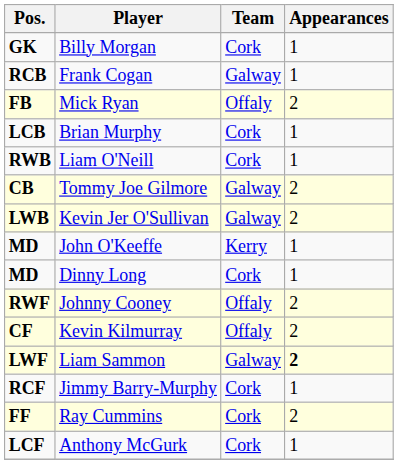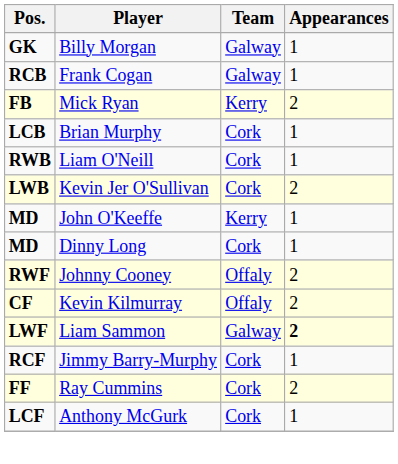(243, 47) Cork -> (253, 47) Galway
(248, 103) Offaly -> (246, 103) Kerry
- row: (133, 189)
(253, 217) Galway -> (243, 189) Cork
